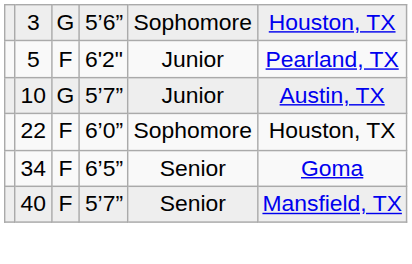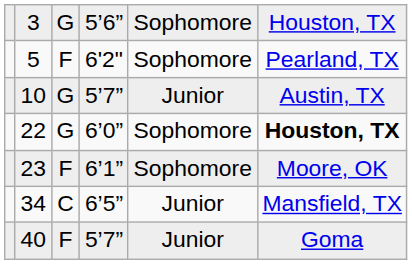(193, 58) Junior -> (193, 58) Sophomore
(65, 131) F -> (65, 131) G
(332, 131) normal -> (332, 131) bold
+ row: (33, 167)
(65, 167) F -> (65, 204) C
(193, 167) Senior -> (193, 204) Junior
(332, 167) Goma -> (332, 204) Mansfield, TX
(193, 204) Senior -> (193, 240) Junior
(332, 204) Mansfield, TX -> (332, 240) Goma
